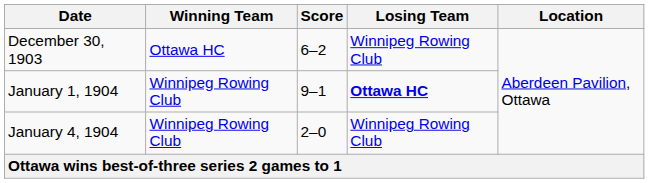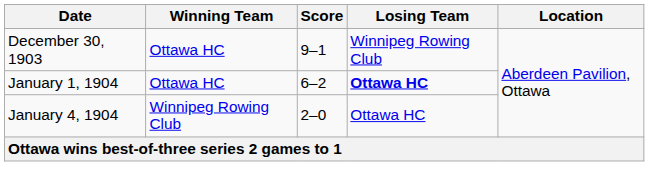(313, 49) 6–2 -> (313, 49) 9–1
(209, 91) Winnipeg Rowing Club -> (187, 82) Ottawa HC
(313, 91) 9–1 -> (313, 82) 6–2
(410, 132) Winnipeg Rowing Club -> (388, 115) Ottawa HC
